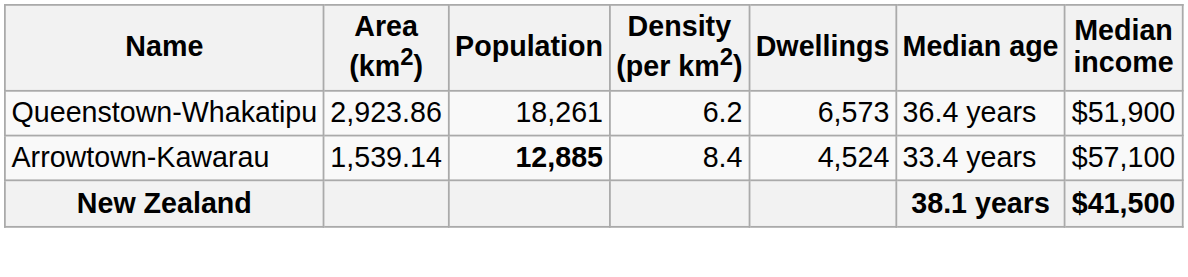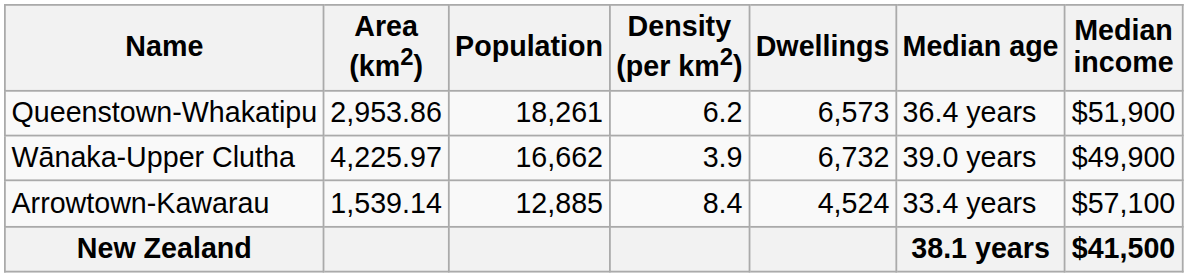(386, 112) 2,923.86 -> (386, 112) 2,953.86
+ row: (153, 158)
(559, 158) bold -> (559, 203) normal
